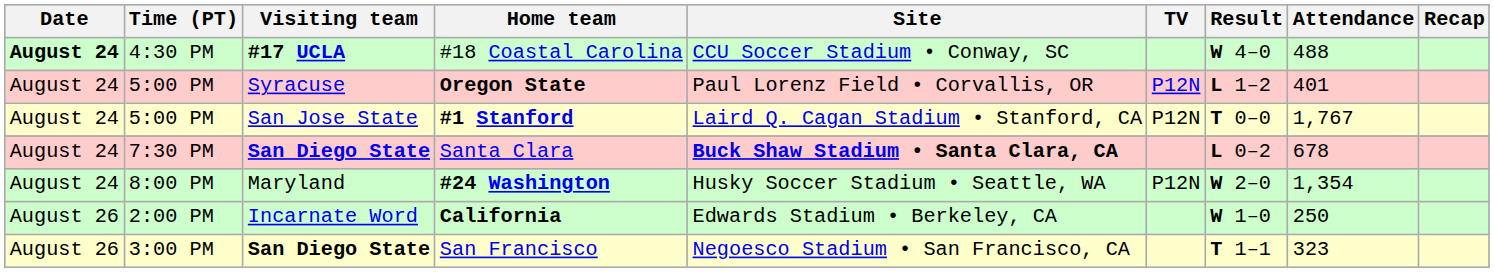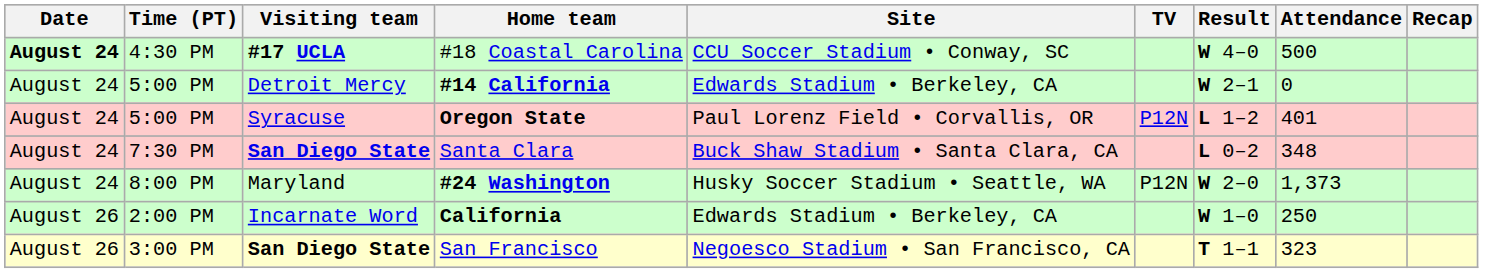(1311, 54) 488 -> (1299, 54) 500
+ row: (525, 87)
- row: (507, 120)
(905, 152) bold -> (905, 152) normal
(1311, 152) 678 -> (1299, 152) 348
(1323, 185) 1,354 -> (1311, 185) 1,373
